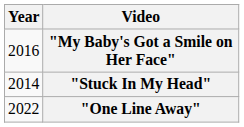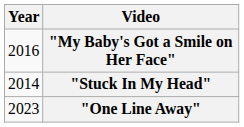(24, 109) 2022 -> (24, 109) 2023
